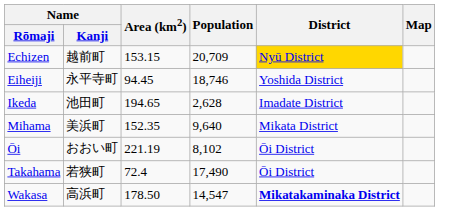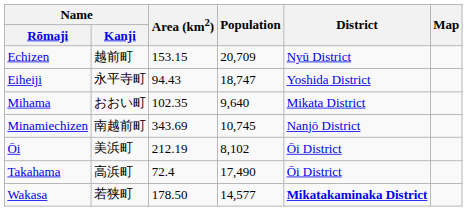(291, 57) gold background -> (319, 57) no background
(139, 80) 94.45 -> (166, 80) 94.43
(210, 80) 18,746 -> (238, 80) 18,747
- row: (22, 103)
(86, 125) 美浜町 -> (120, 102) おおい町
(142, 126) 152.35 -> (170, 103) 102.35
+ row: (48, 126)
(92, 148) おおい町 -> (113, 148) 美浜町
(142, 149) 221.19 -> (170, 149) 212.19
(86, 171) 若狭町 -> (113, 171) 高浜町
(86, 194) 高浜町 -> (113, 194) 若狭町
(210, 195) 14,547 -> (238, 195) 14,577
